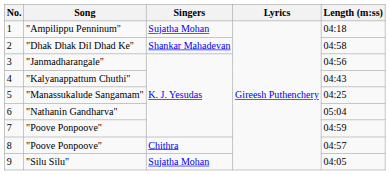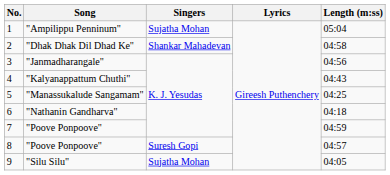(335, 29) 04:18 -> (335, 29) 05:04
(335, 112) 05:04 -> (335, 112) 04:18
(163, 145) Chithra -> (173, 145) Suresh Gopi
